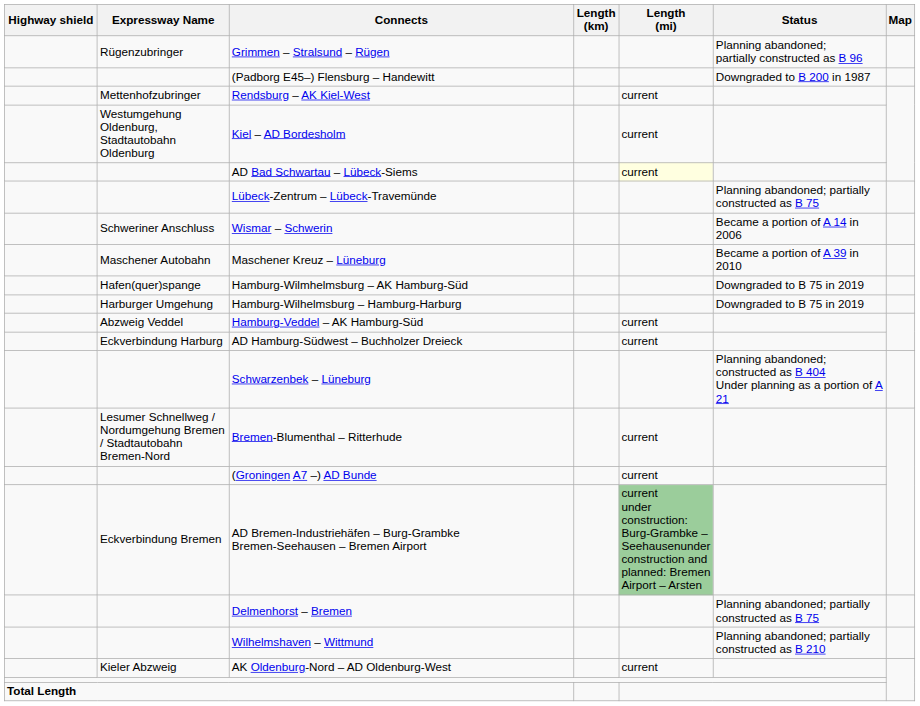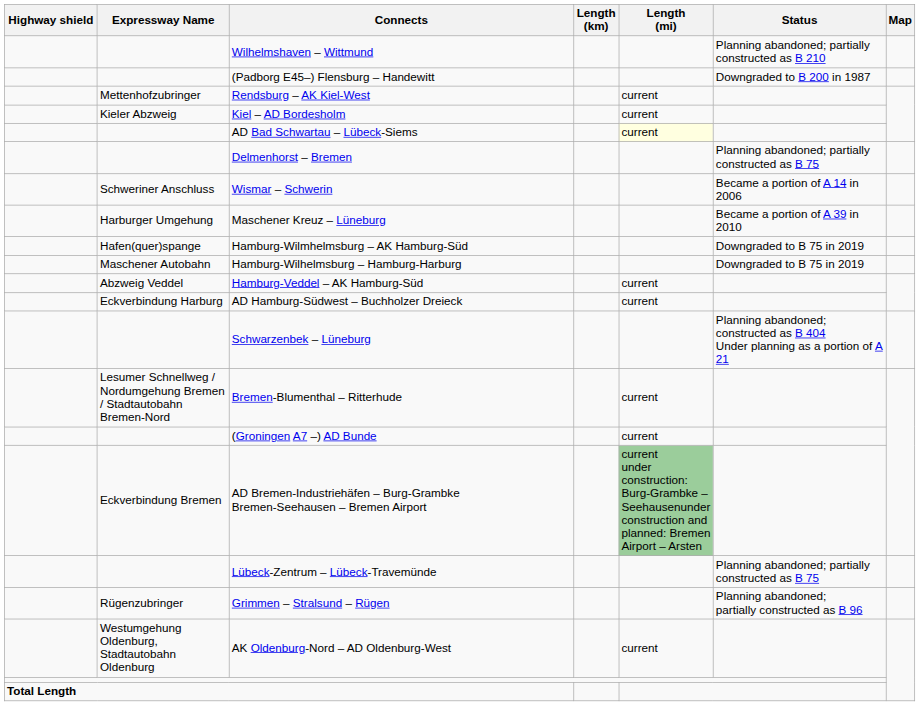rows swapped: (311, 51) <-> (303, 642)
(141, 133) Westumgehung Oldenburg, Stadtautobahn Oldenburg -> (138, 114) Kieler Abzweig
rows swapped: (334, 197) <-> (292, 611)
(155, 260) Maschener Autobahn -> (156, 221) Harburger Umgehung
(156, 304) Harburger Umgehung -> (155, 264) Maschener Autobahn
(138, 667) Kieler Abzweig -> (141, 648) Westumgehung Oldenburg, Stadtautobahn Oldenburg
